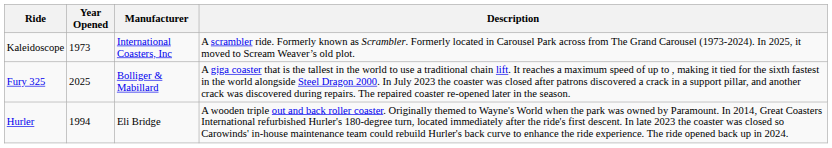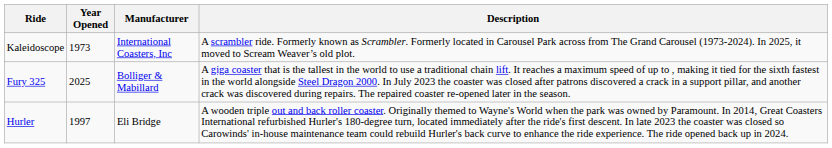(80, 122) 1994 -> (80, 122) 1997
